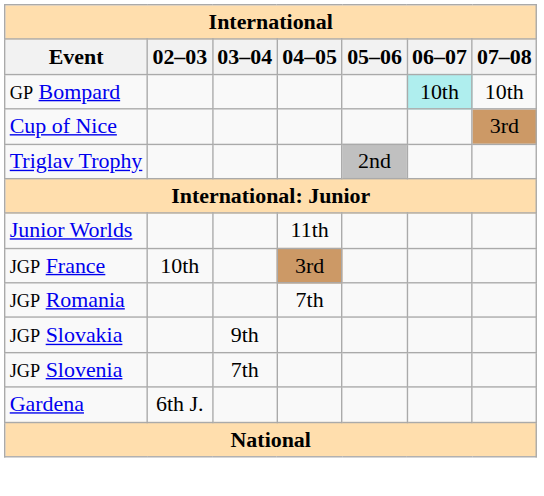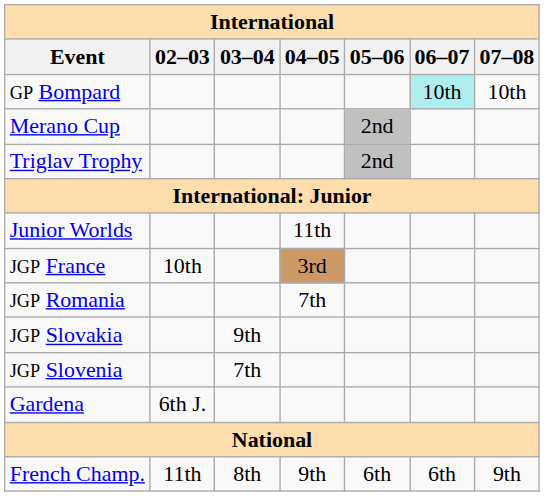- row: (63, 126)
+ row: (65, 126)
+ row: (77, 473)
